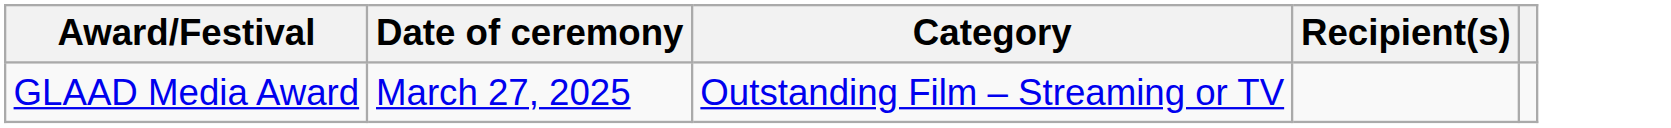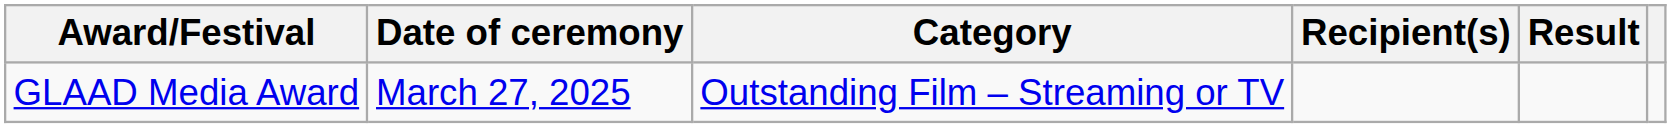+ column: (1584, 33)
